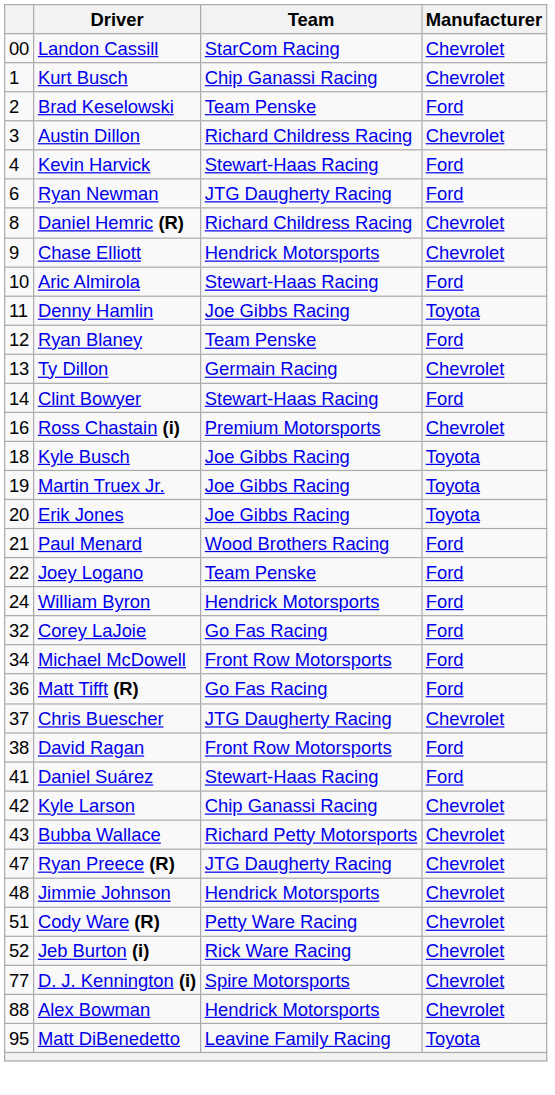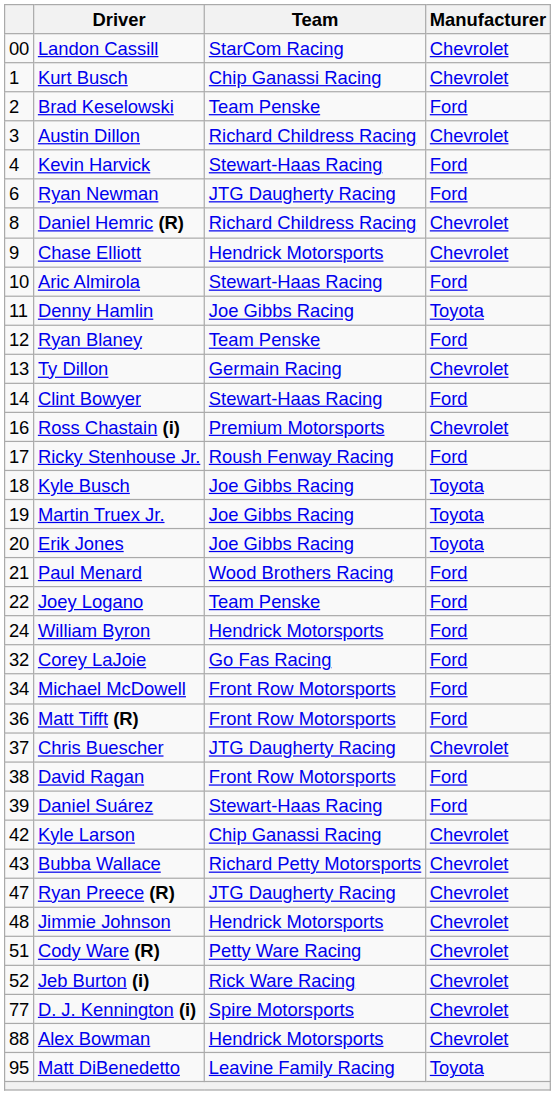+ row: (119, 456)
(266, 689) Go Fas Racing -> (302, 718) Front Row Motorsports
(19, 776) 41 -> (19, 805) 39
